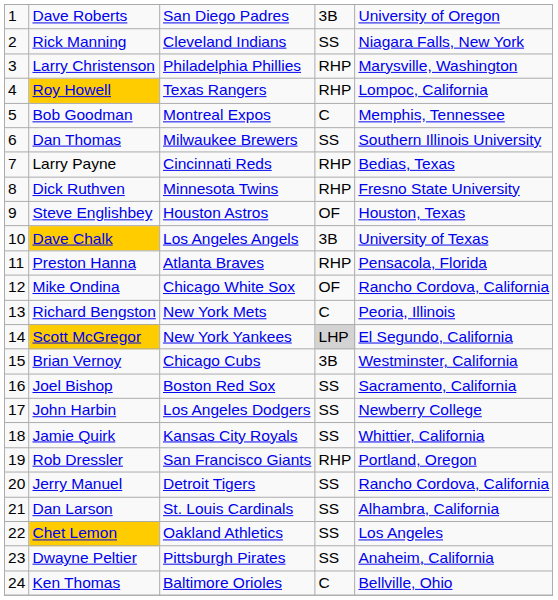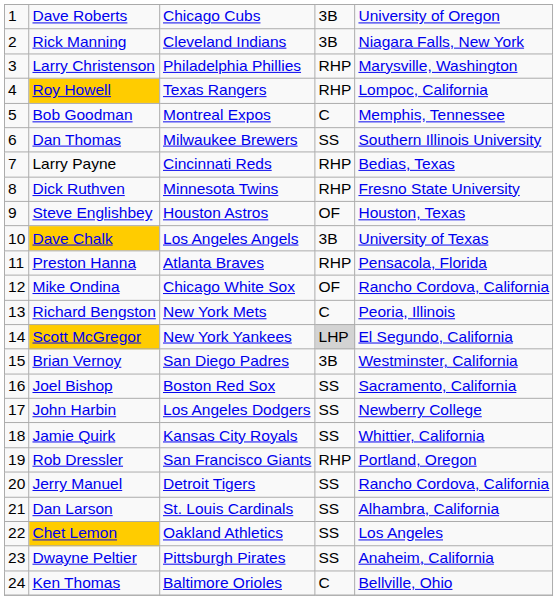(226, 16) San Diego Padres -> (212, 16) Chicago Cubs
(329, 41) SS -> (328, 41) 3B
(212, 361) Chicago Cubs -> (226, 361) San Diego Padres
